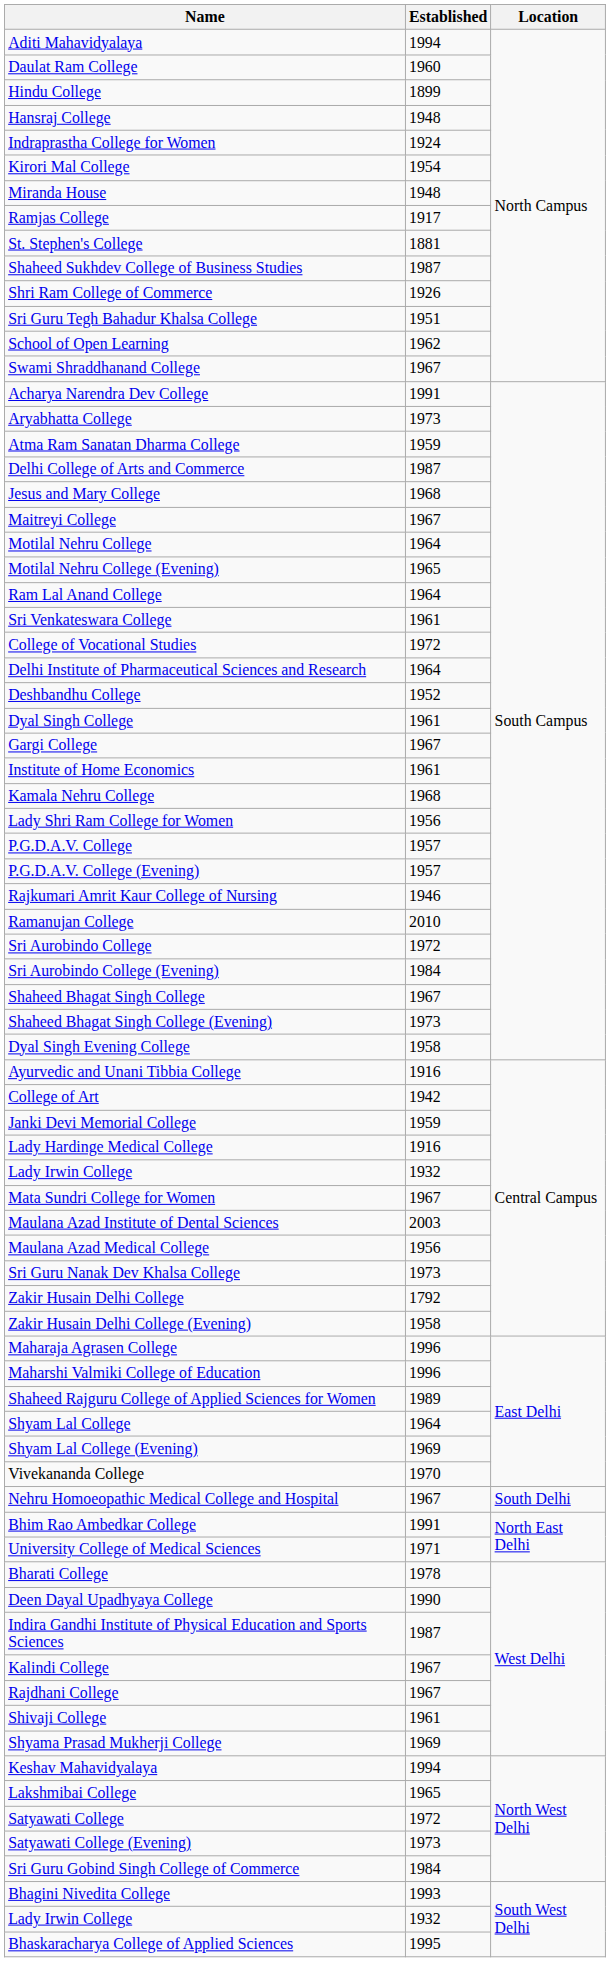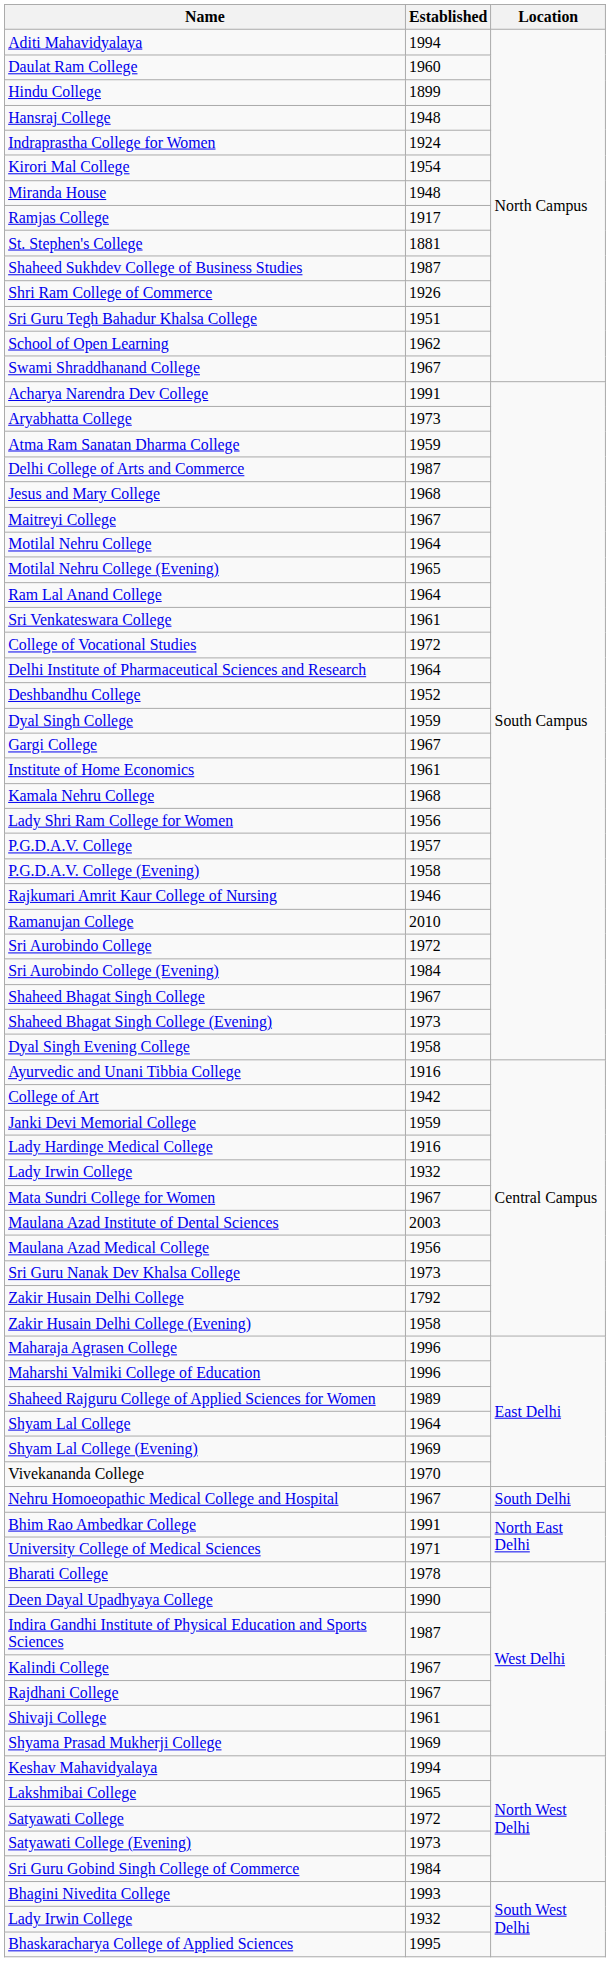(425, 720) 1961 -> (425, 720) 1959
(425, 871) 1957 -> (425, 871) 1958
